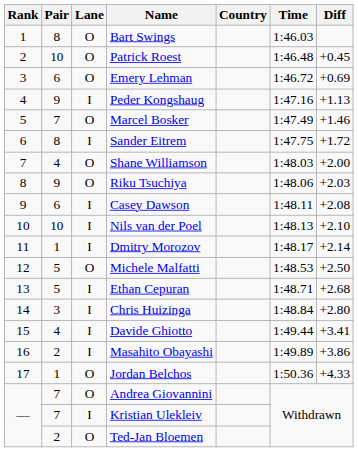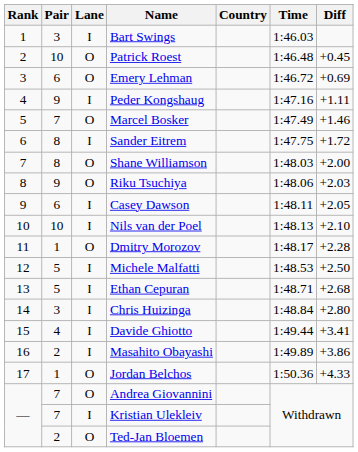(57, 36) 8 -> (57, 36) 3
(89, 36) O -> (89, 36) I
(335, 99) +1.13 -> (335, 99) +1.11
(57, 162) 4 -> (57, 162) 8
(335, 204) +2.08 -> (335, 204) +2.05
(89, 246) I -> (89, 246) O
(335, 246) +2.14 -> (335, 246) +2.28
(89, 267) O -> (89, 267) I
